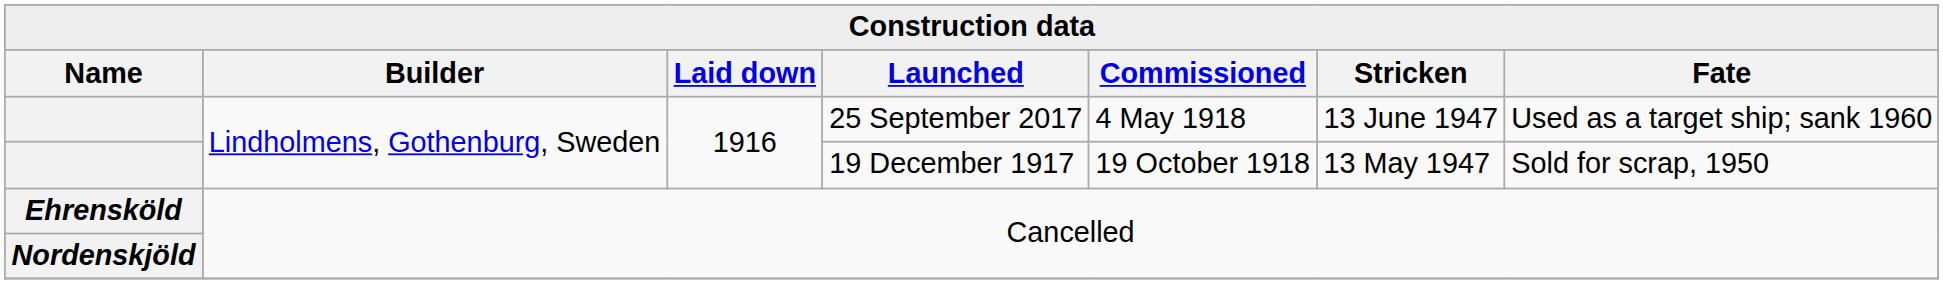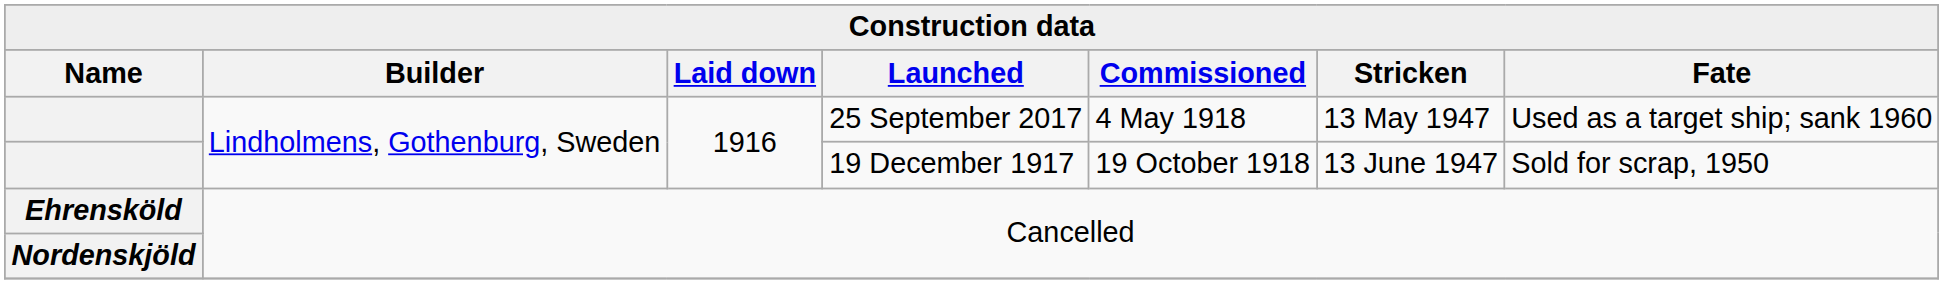(1411, 118) 13 June 1947 -> (1407, 118) 13 May 1947
(1407, 164) 13 May 1947 -> (1411, 164) 13 June 1947
